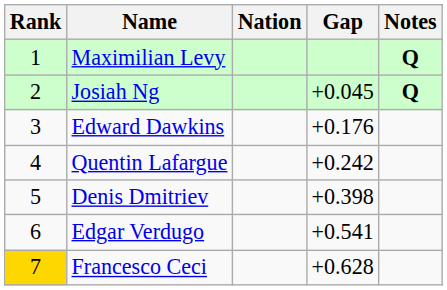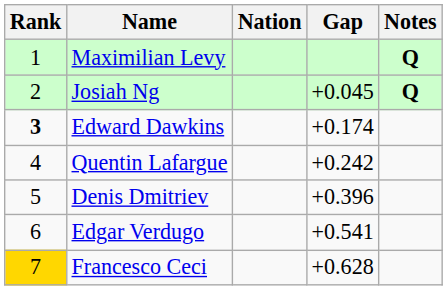(36, 127) normal -> (36, 127) bold
(343, 127) +0.176 -> (343, 127) +0.174
(343, 197) +0.398 -> (343, 197) +0.396
